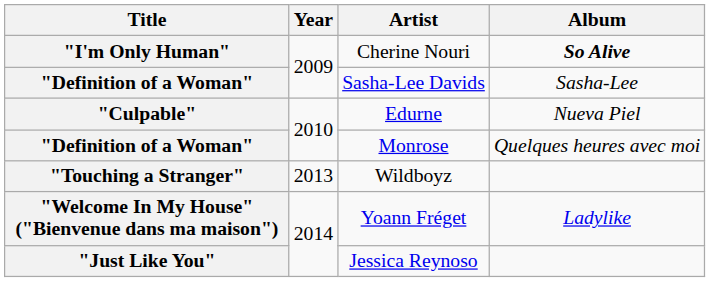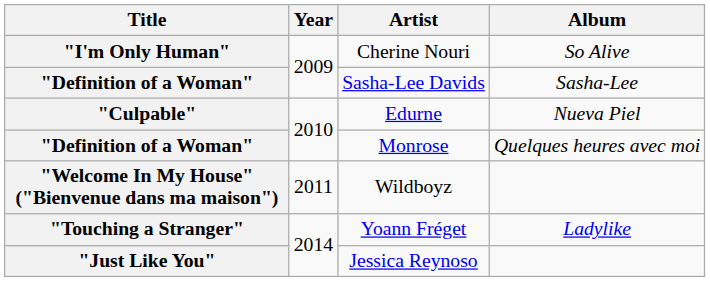(597, 51) bold -> (597, 51) normal
(147, 176) "Touching a Stranger" -> (147, 187) "Welcome In My House" ("Bienvenue dans ma maison")
(313, 176) 2013 -> (313, 187) 2011
(147, 218) "Welcome In My House" ("Bienvenue dans ma maison") -> (147, 229) "Touching a Stranger"
